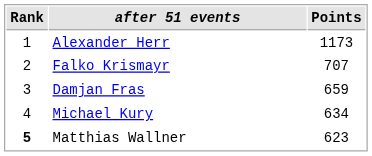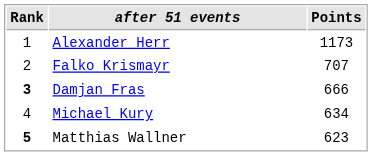(27, 90) normal -> (27, 90) bold
(336, 90) 659 -> (336, 90) 666
